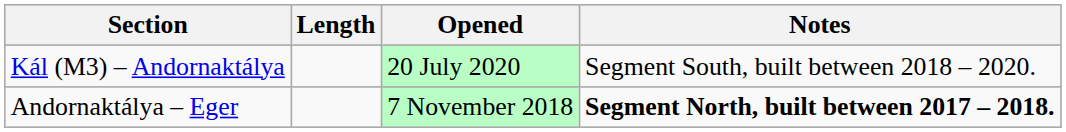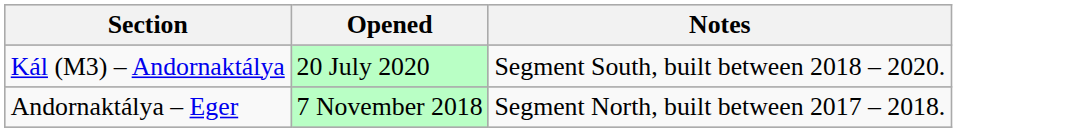- column: (336, 24)
(820, 106) bold -> (720, 106) normal
